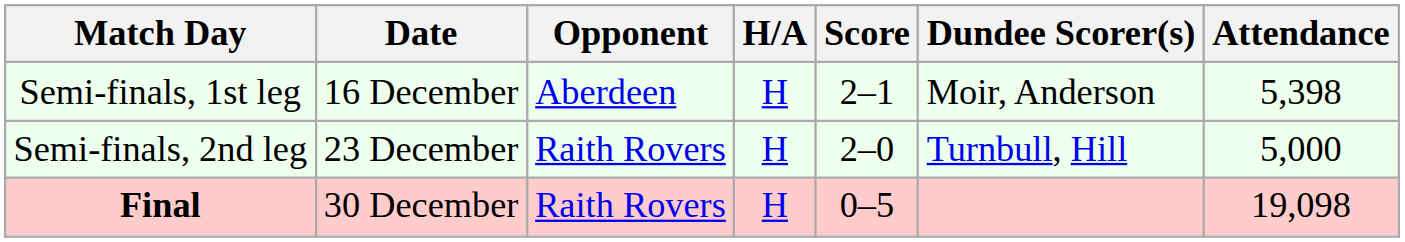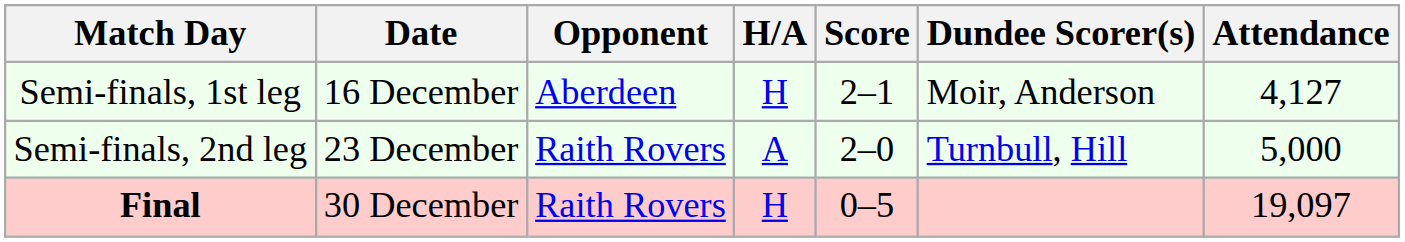(1301, 90) 5,398 -> (1301, 90) 4,127
(775, 148) H -> (775, 148) A
(1301, 206) 19,098 -> (1301, 206) 19,097
